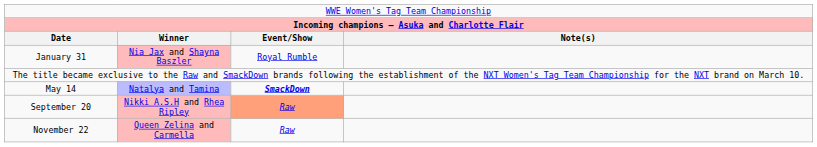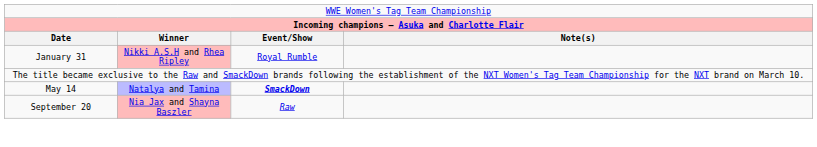(174, 57) Nia Jax and Shayna Baszler -> (174, 57) Nikki A.S.H and Rhea Ripley
(174, 107) Nikki A.S.H and Rhea Ripley -> (174, 107) Nia Jax and Shayna Baszler
(287, 107) lightsalmon background -> (287, 107) no background
- row: (61, 130)
